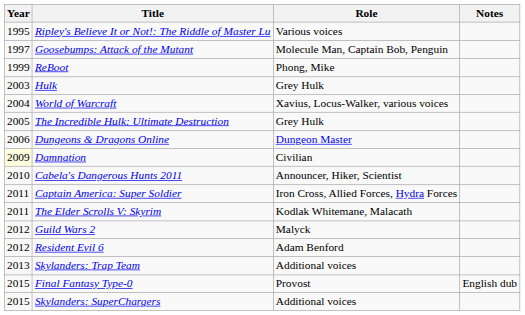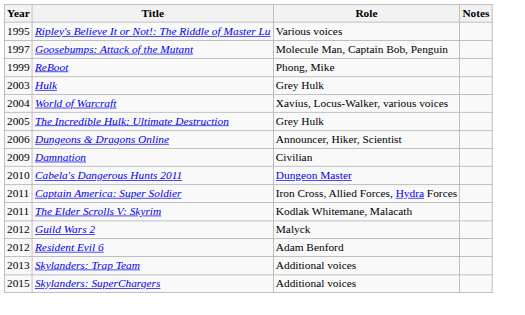(314, 139) Dungeon Master -> (339, 139) Announcer, Hiker, Scientist
(18, 157) lightyellow background -> (18, 157) no background
(339, 175) Announcer, Hiker, Scientist -> (314, 175) Dungeon Master
- row: (84, 283)
